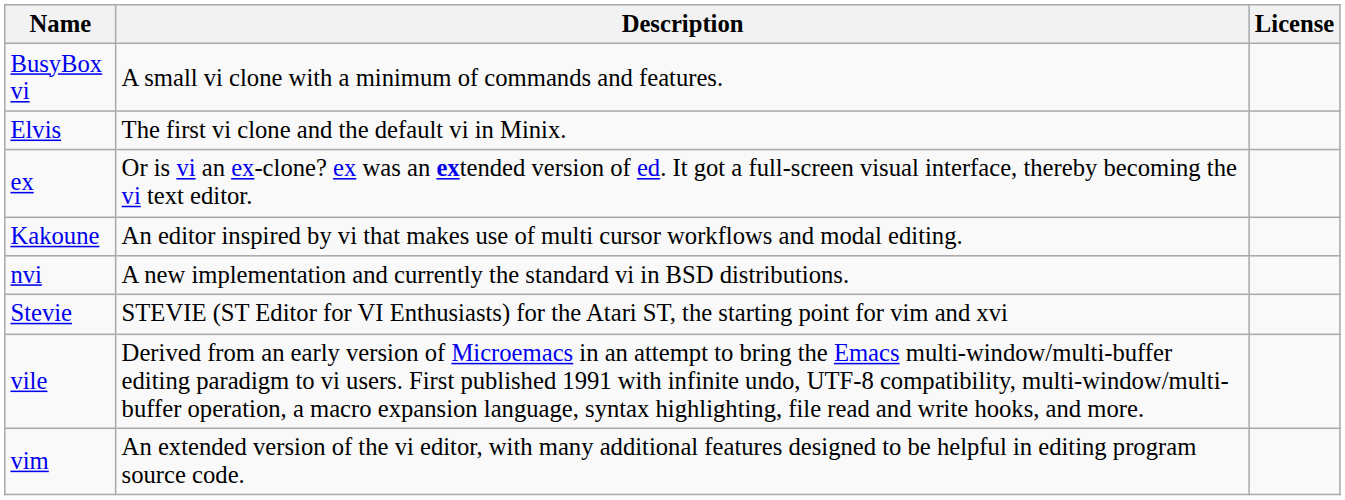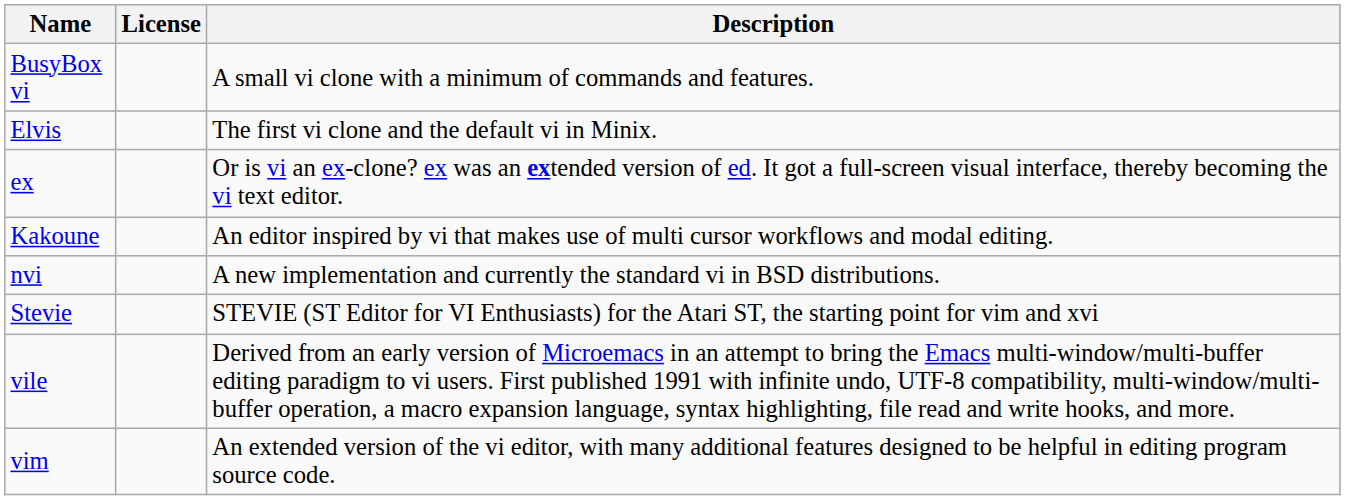columns swapped: (683, 24) <-> (1295, 24)
